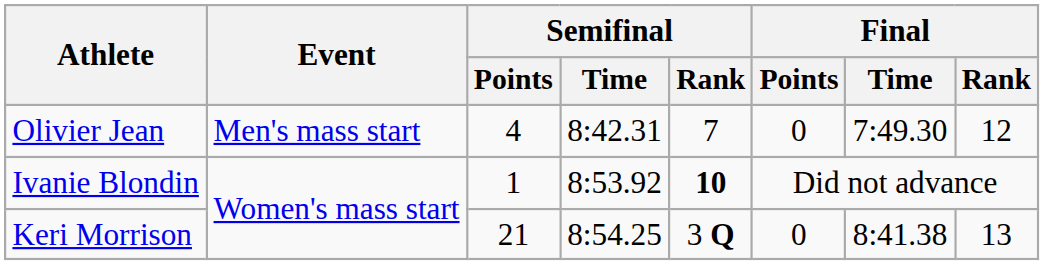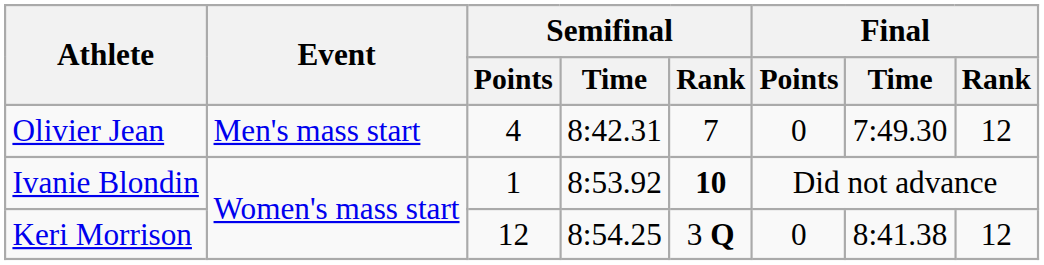(513, 234) 21 -> (513, 234) 12
(996, 234) 13 -> (996, 234) 12
